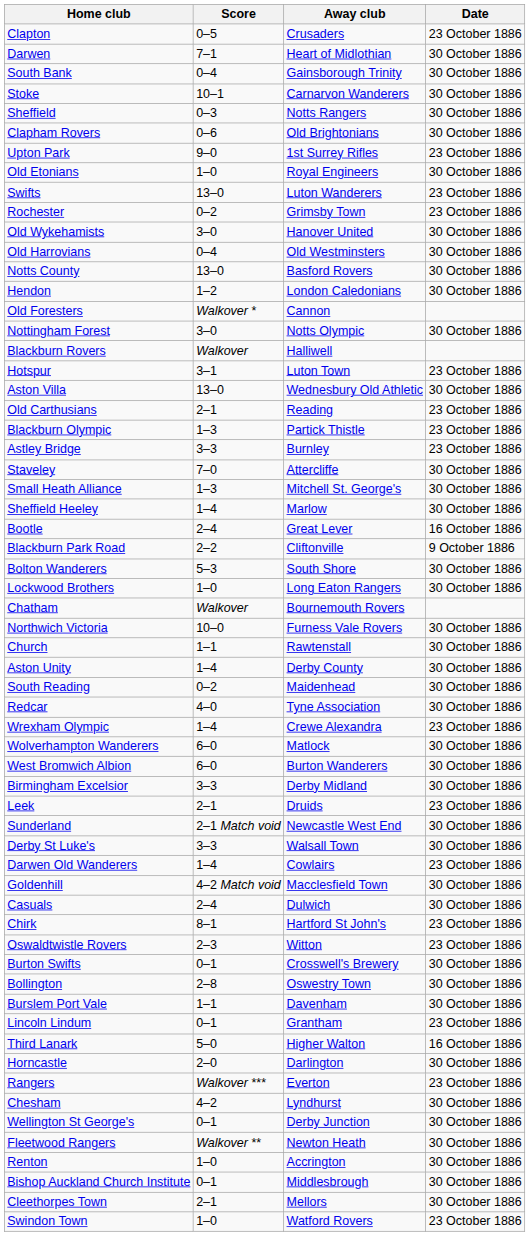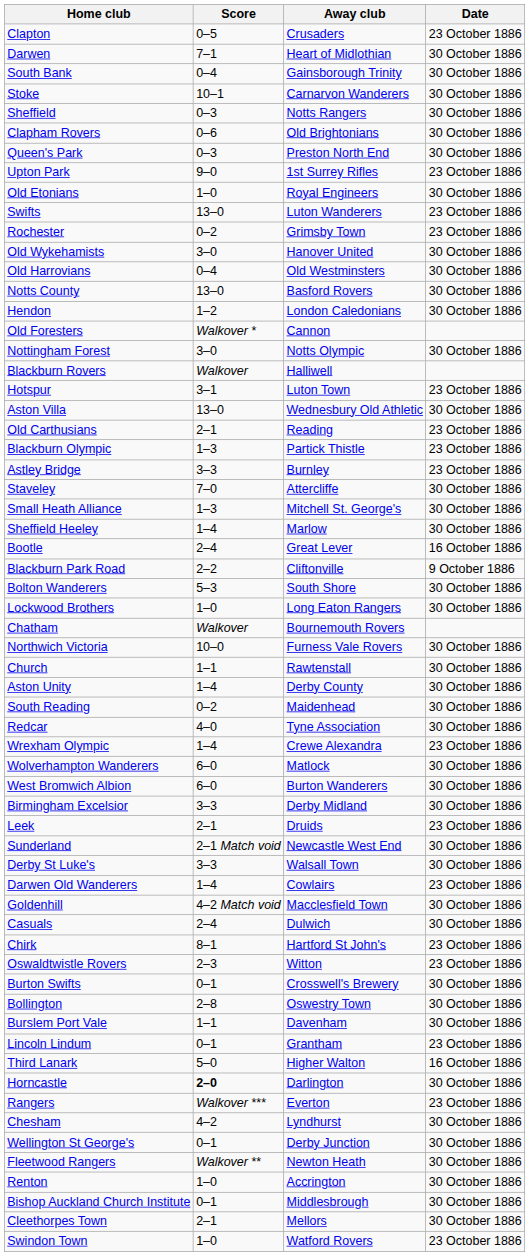+ row: (45, 152)
(207, 1063) normal -> (207, 1083) bold
